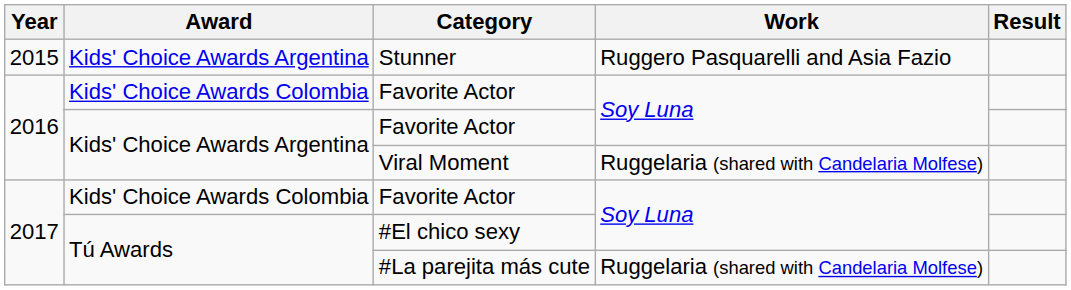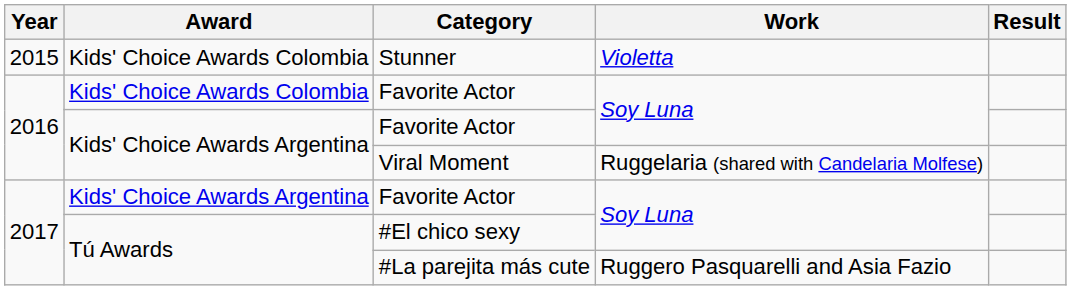(219, 57) Kids' Choice Awards Argentina -> (219, 57) Kids' Choice Awards Colombia
(776, 57) Ruggero Pasquarelli and Asia Fazio -> (637, 57) Violetta
(219, 197) Kids' Choice Awards Colombia -> (219, 197) Kids' Choice Awards Argentina
(792, 267) Ruggelaria (shared with Candelaria Molfese) -> (776, 267) Ruggero Pasquarelli and Asia Fazio
